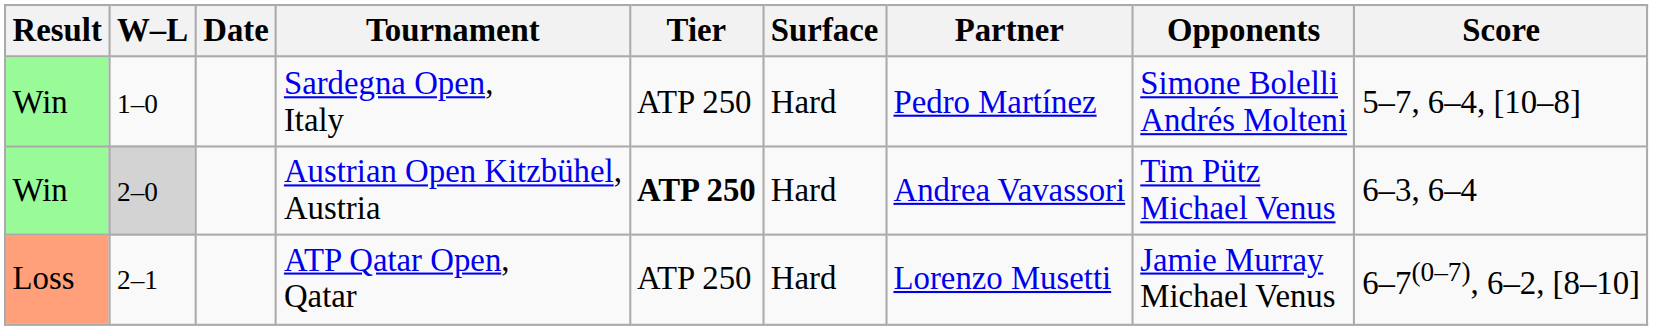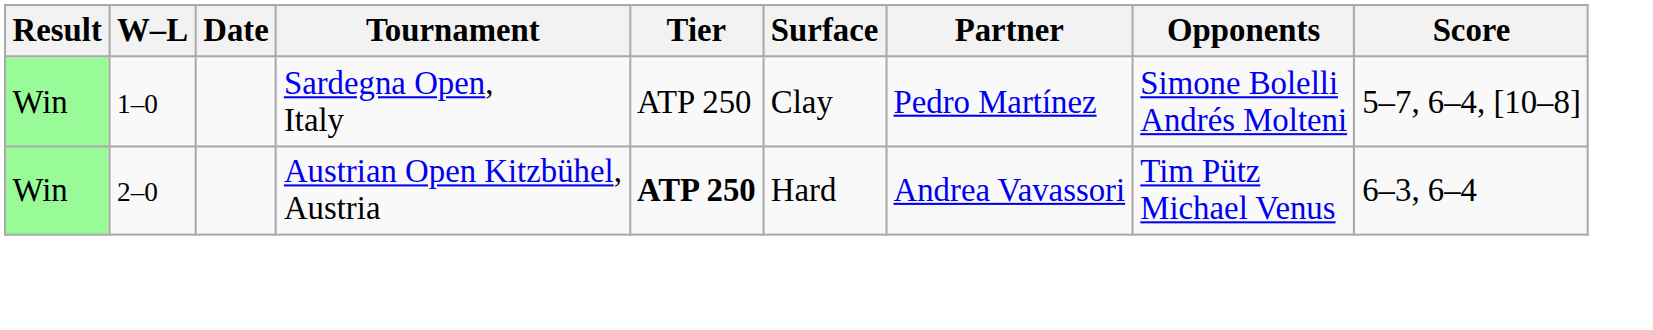(804, 100) Hard -> (802, 100) Clay
(138, 191) lightgrey background -> (138, 191) no background
- row: (397, 278)
